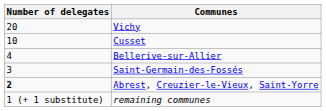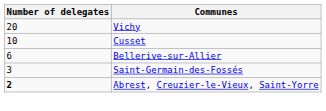(9, 56) 4 -> (9, 56) 6
- row: (162, 99)
